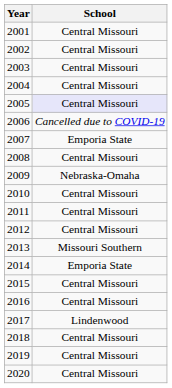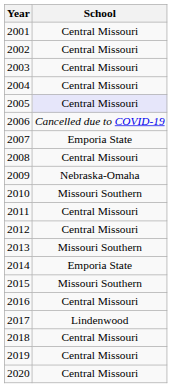(100, 193) Central Missouri -> (100, 193) Missouri Southern
(100, 283) Central Missouri -> (100, 283) Missouri Southern
